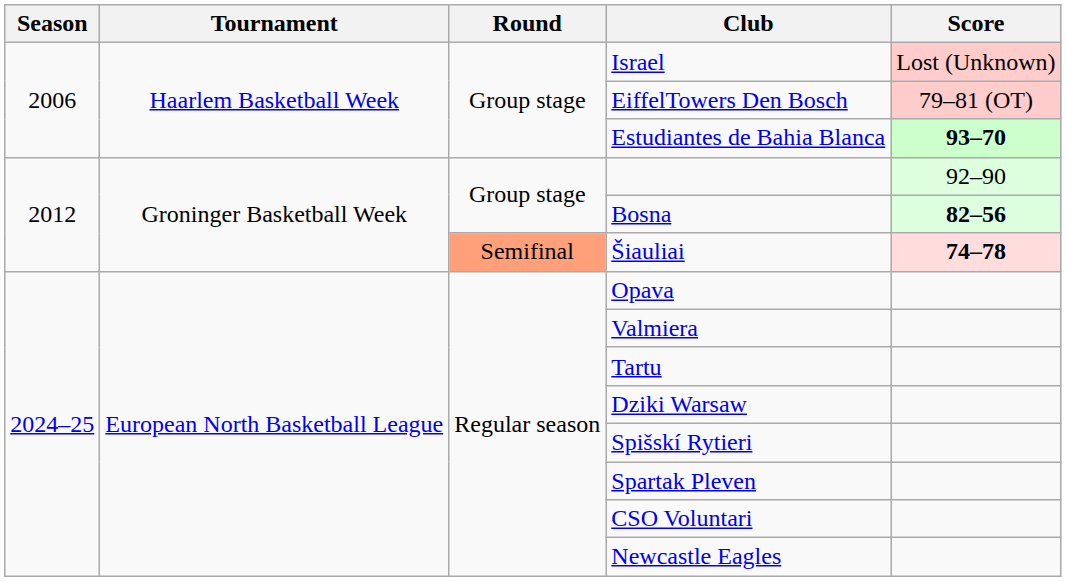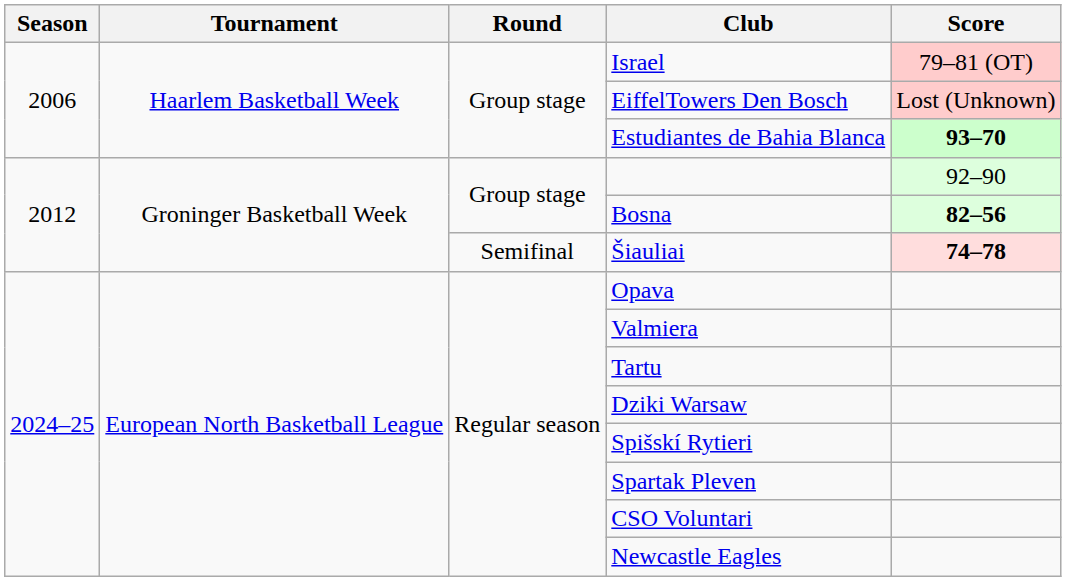(976, 61) Lost (Unknown) -> (976, 61) 79–81 (OT)
(976, 99) 79–81 (OT) -> (976, 99) Lost (Unknown)
(527, 251) lightsalmon background -> (527, 251) no background
